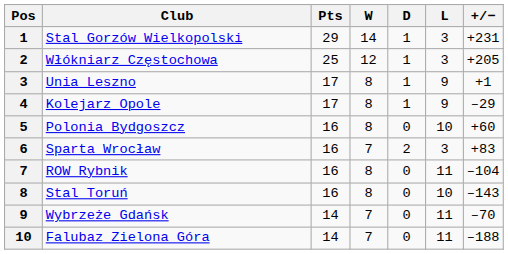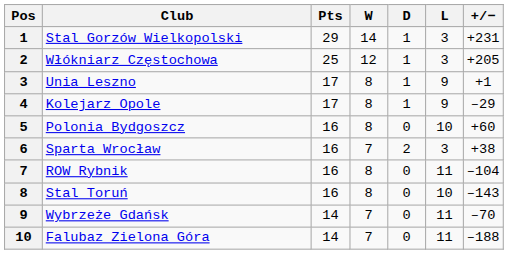(483, 149) +83 -> (483, 149) +38
